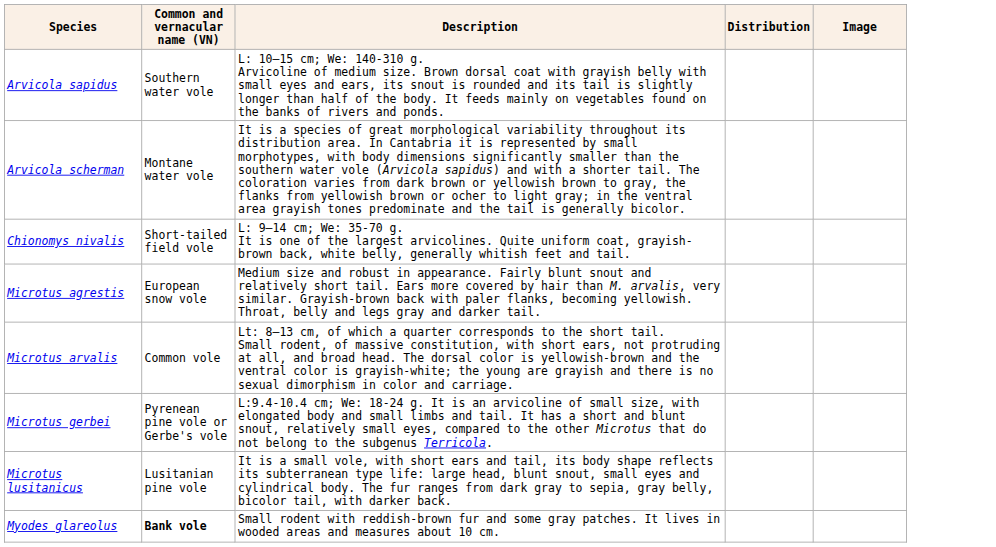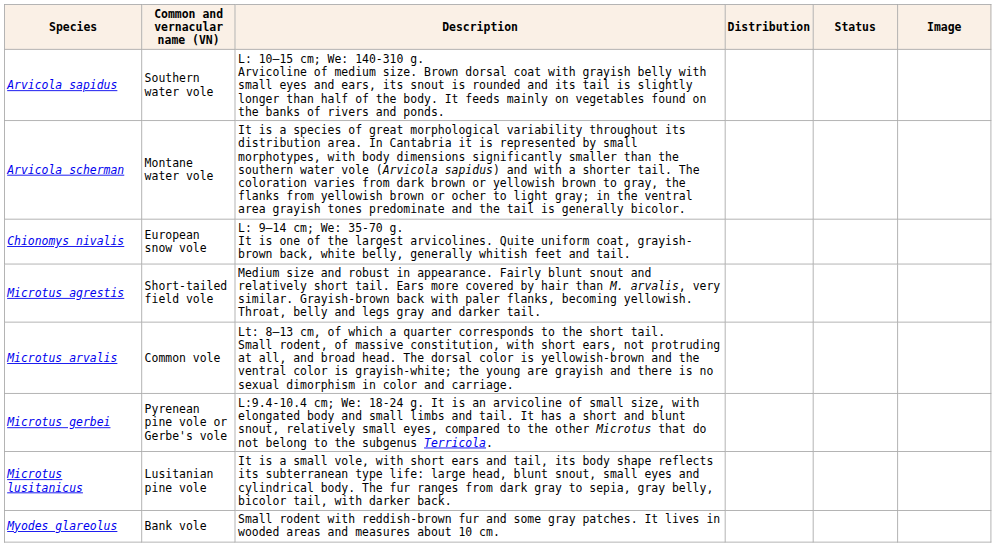+ column: (855, 27)
(186, 241) Short-tailed field vole -> (176, 241) European snow vole
(176, 293) European snow vole -> (186, 293) Short-tailed field vole
(176, 526) bold -> (176, 526) normal
